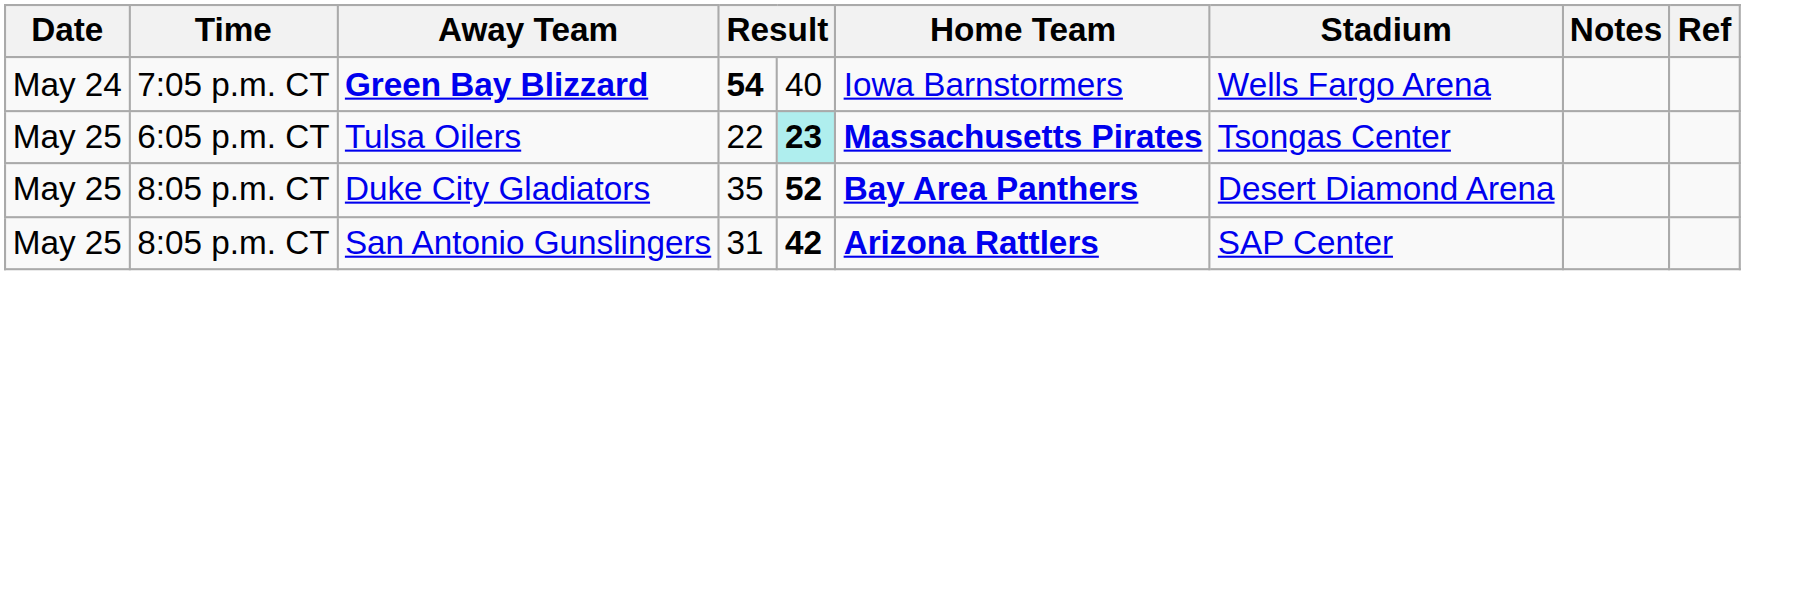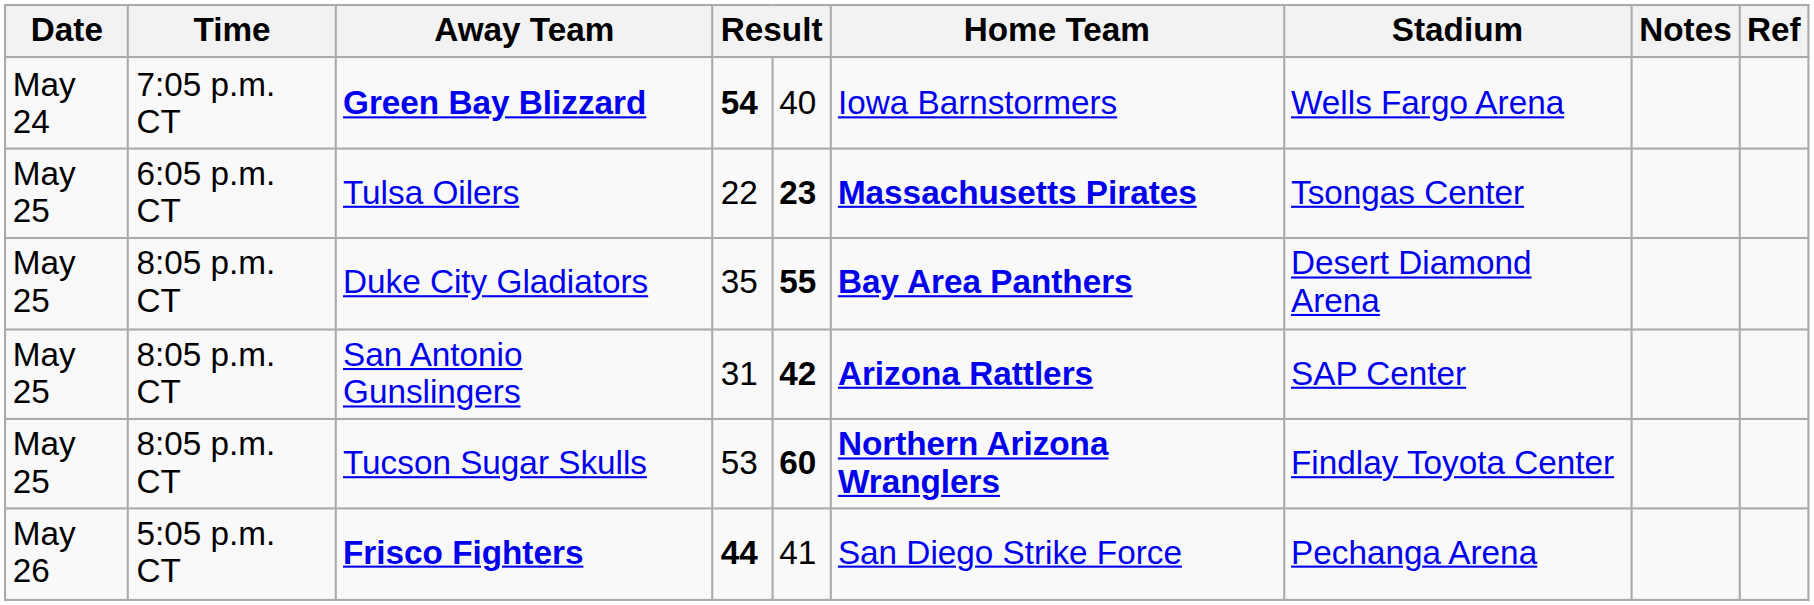(804, 136) paleturquoise background -> (798, 192) no background
(804, 189) 52 -> (798, 282) 55
+ row: (495, 463)
+ row: (463, 553)
